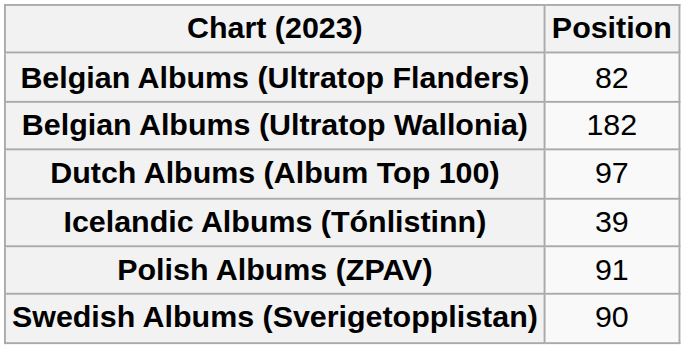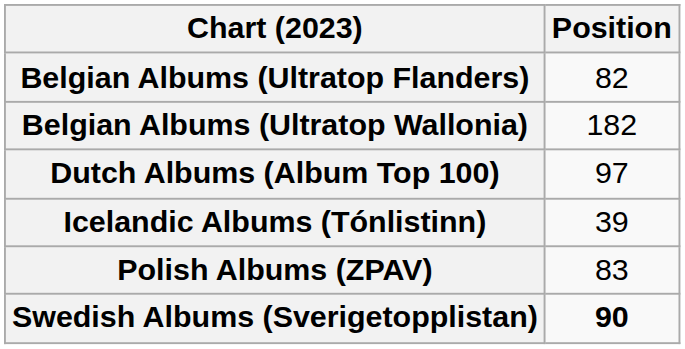(612, 269) 91 -> (612, 269) 83
(612, 317) normal -> (612, 317) bold
